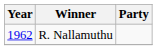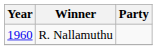(20, 34) 1962 -> (20, 34) 1960
